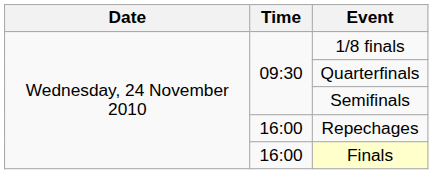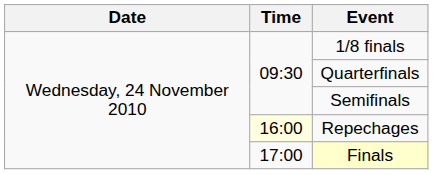(281, 127) no background -> (281, 127) lightyellow background
(281, 155) 16:00 -> (281, 155) 17:00
